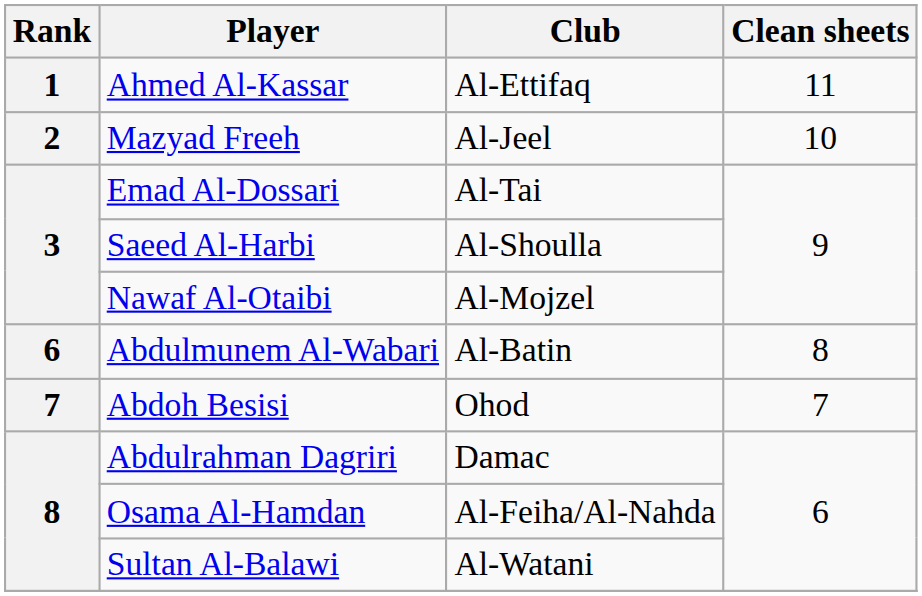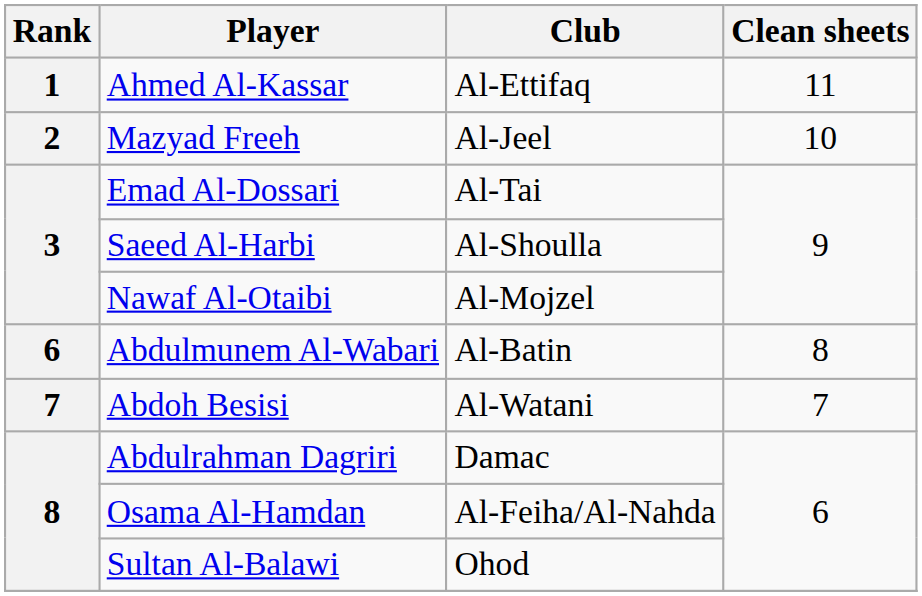(492, 404) Ohod -> (524, 404) Al-Watani
(524, 564) Al-Watani -> (492, 564) Ohod
